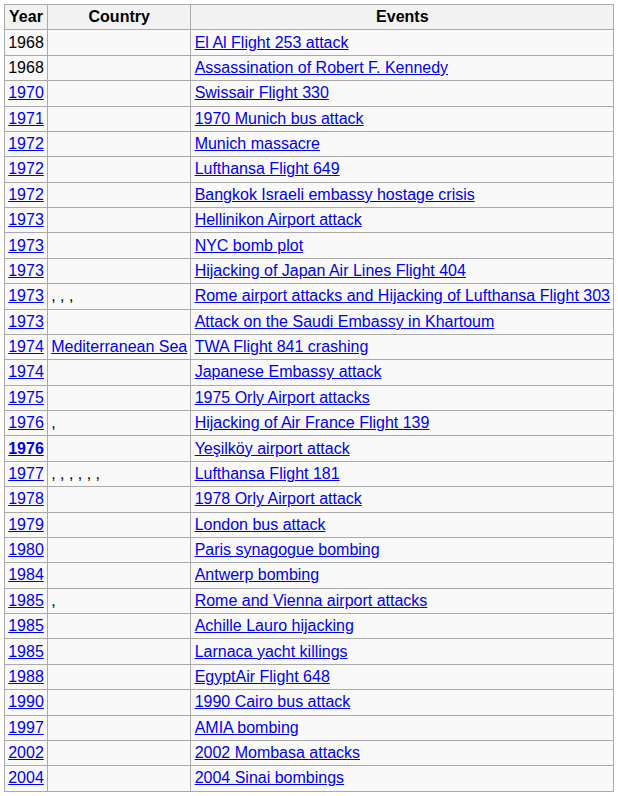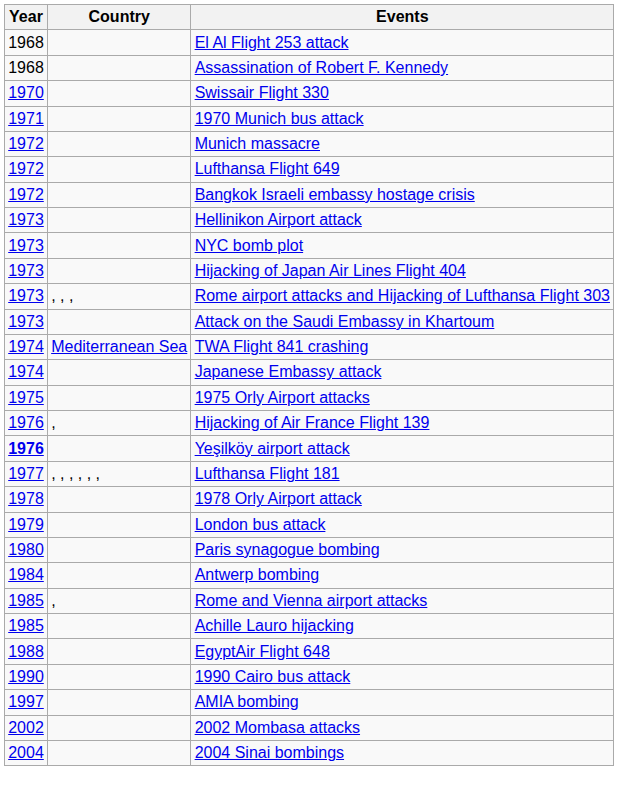- row: (271, 651)
